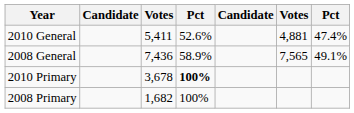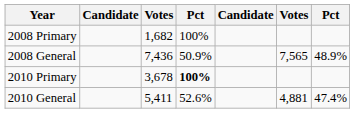rows swapped: (42, 98) <-> (42, 35)
(195, 56) 58.9% -> (195, 56) 50.9%
(331, 56) 49.1% -> (331, 56) 48.9%
